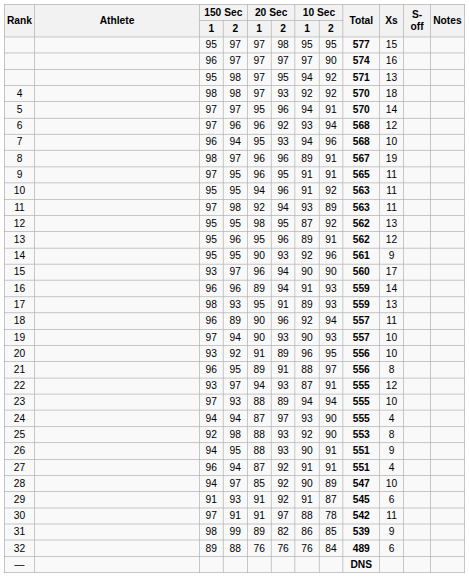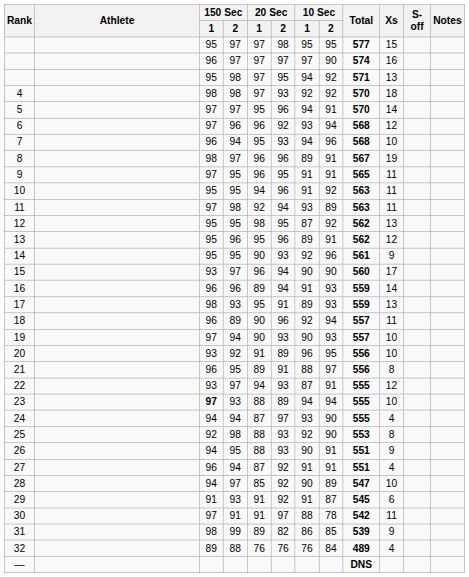(211, 402) normal -> (211, 402) bold
(392, 548) 6 -> (392, 548) 4
